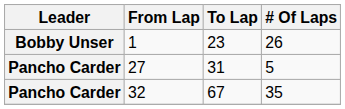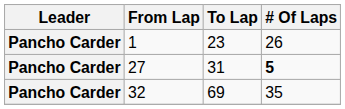(64, 42) Bobby Unser -> (64, 42) Pancho Carder
(270, 67) normal -> (270, 67) bold
(216, 92) 67 -> (216, 92) 69
